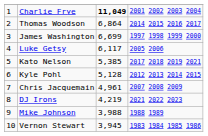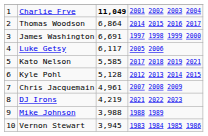(110, 36) 6,699 -> (110, 36) 6,691
(110, 62) 5,385 -> (110, 62) 5,585
